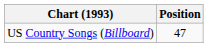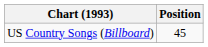(180, 33) 47 -> (180, 33) 45
